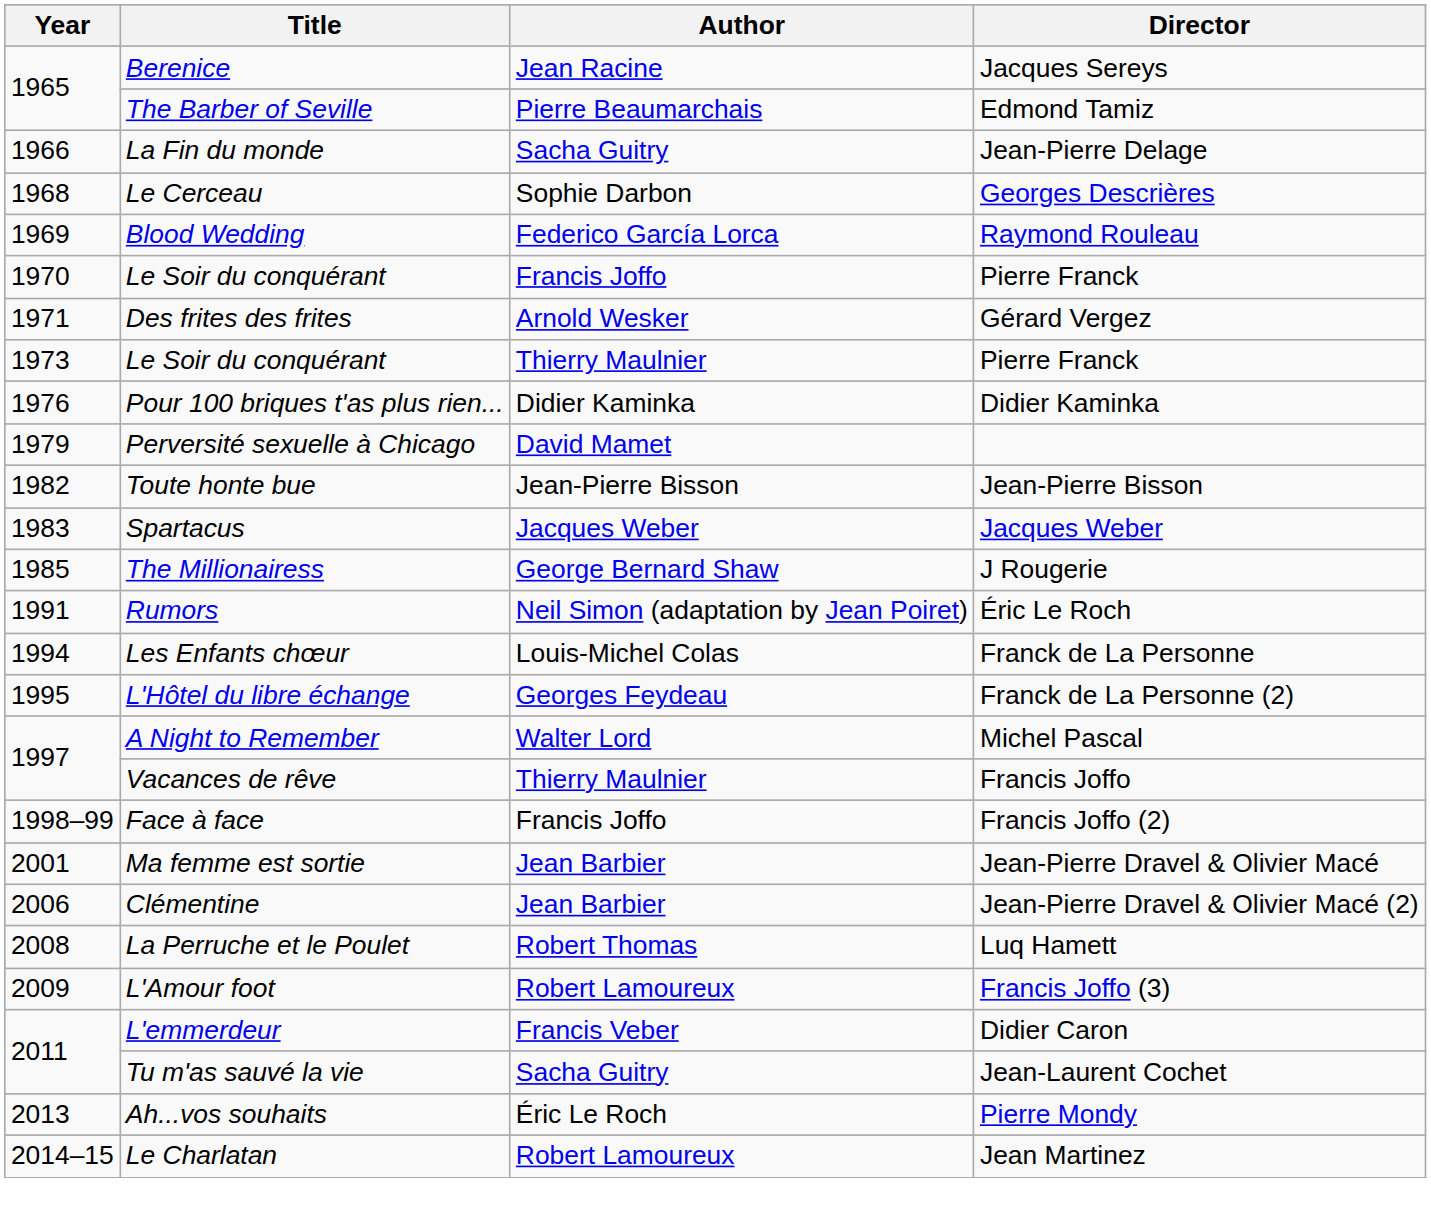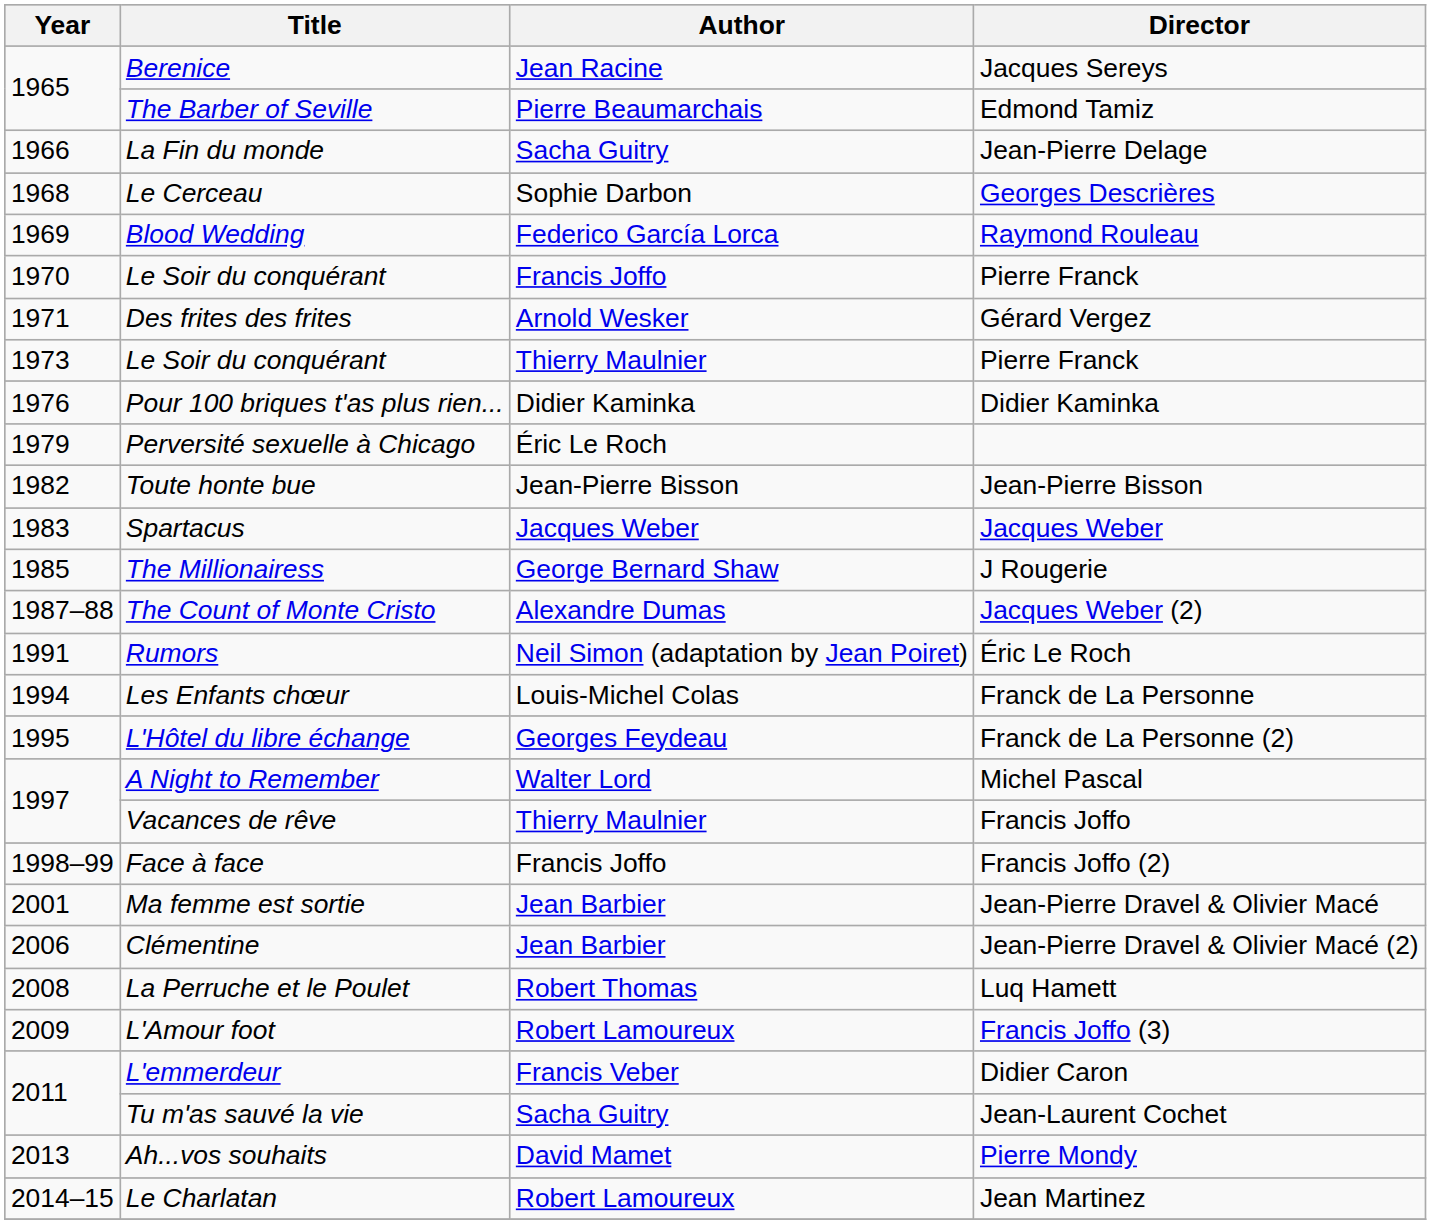(594, 444) David Mamet -> (591, 444) Éric Le Roch
+ row: (62, 611)
(591, 1114) Éric Le Roch -> (594, 1155) David Mamet
